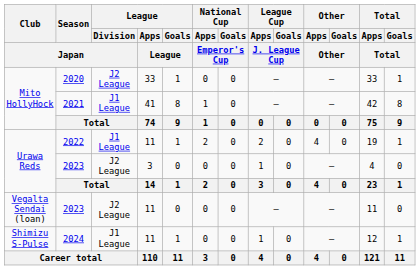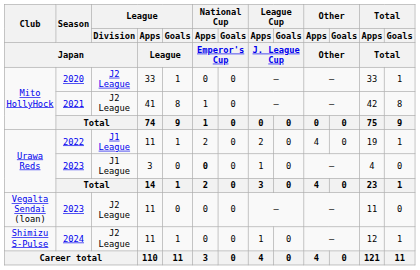(114, 103) J1 League -> (114, 103) J2 League
(114, 166) J2 League -> (114, 166) J1 League
(205, 166) normal -> (205, 166) bold
(114, 239) J1 League -> (114, 239) J2 League
